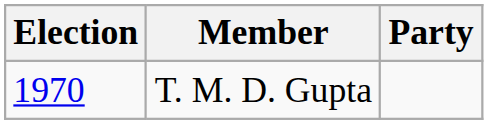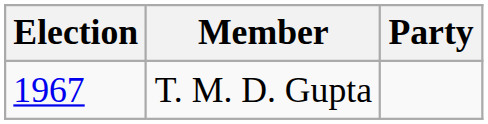(49, 89) 1970 -> (49, 89) 1967
